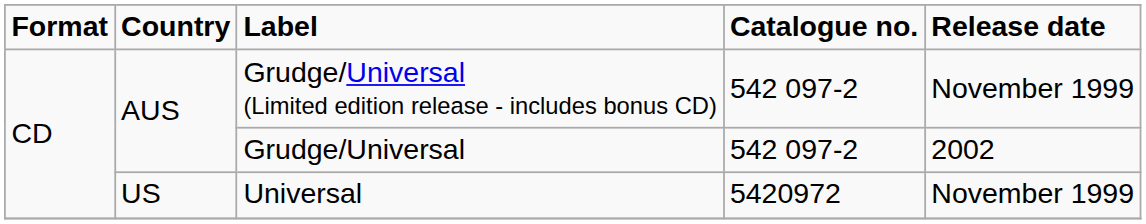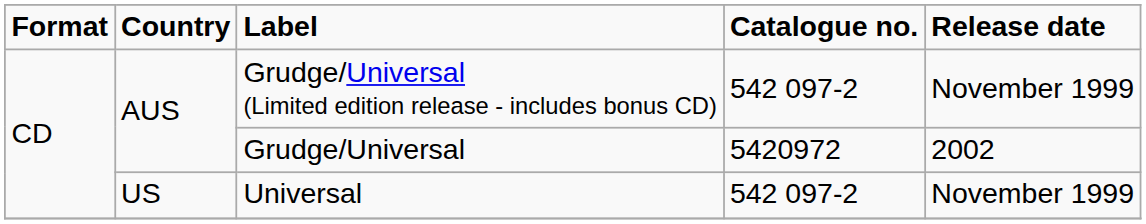(794, 149) 542 097-2 -> (785, 149) 5420972
(785, 194) 5420972 -> (794, 194) 542 097-2
